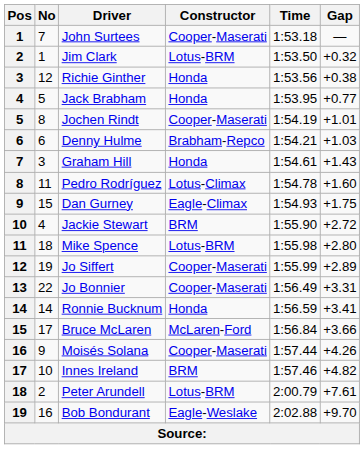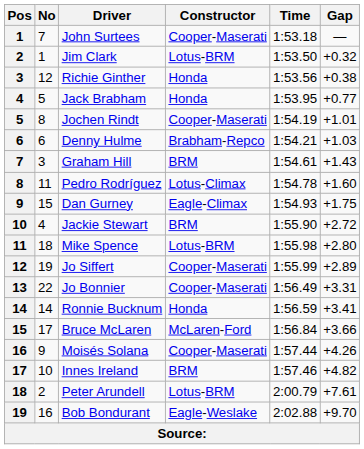(188, 162) Honda -> (183, 162) BRM
